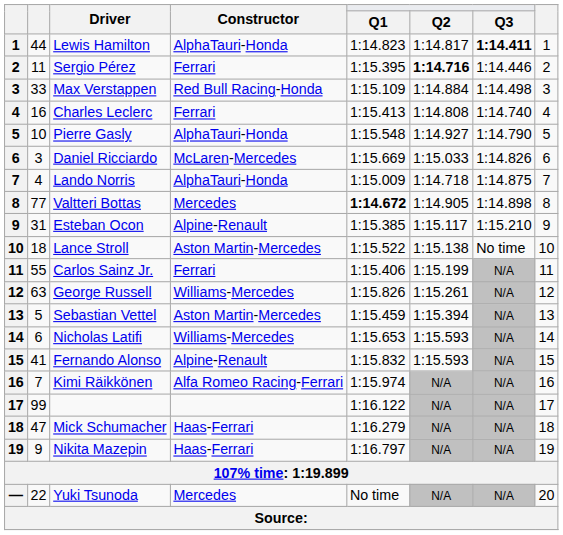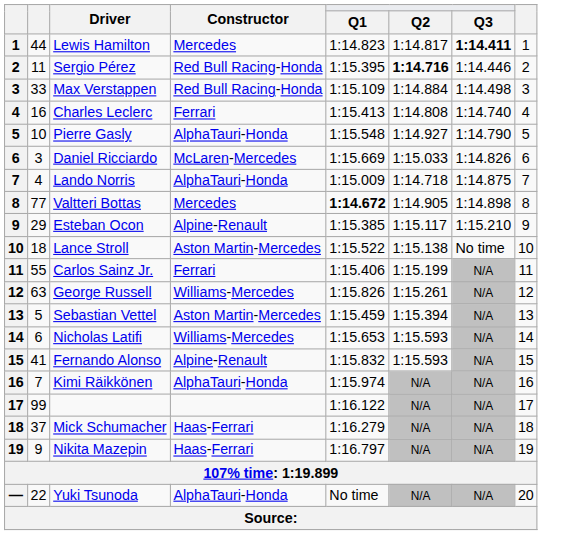(231, 45) AlphaTauri-Honda -> (205, 45) Mercedes
(194, 67) Ferrari -> (248, 67) Red Bull Racing-Honda
(38, 225) 31 -> (38, 225) 29
(258, 382) Alfa Romeo Racing-Ferrari -> (231, 382) AlphaTauri-Honda
(38, 427) 47 -> (38, 427) 37
(205, 495) Mercedes -> (231, 495) AlphaTauri-Honda
